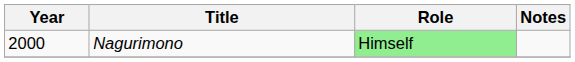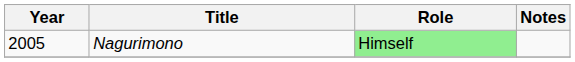(27, 43) 2000 -> (27, 43) 2005
